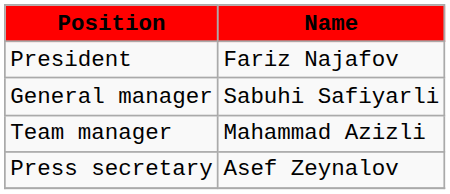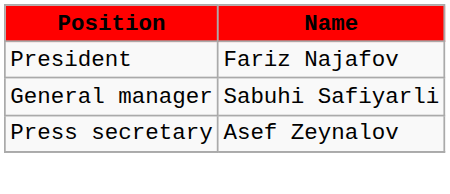- row: (91, 133)
